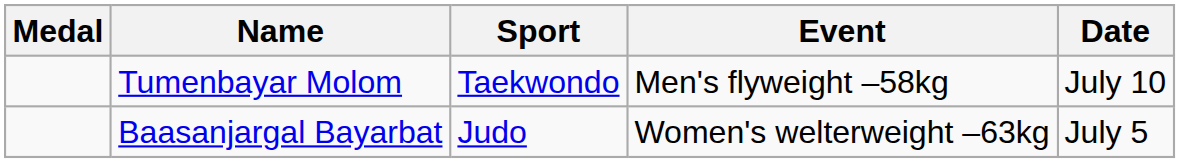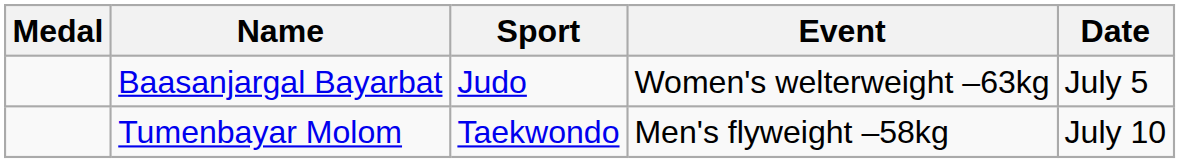rows swapped: (260, 81) <-> (280, 132)
